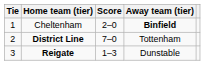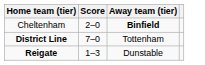- column: (13, 11)
